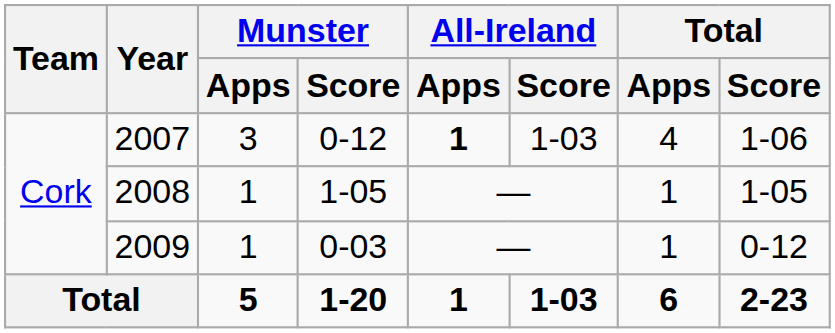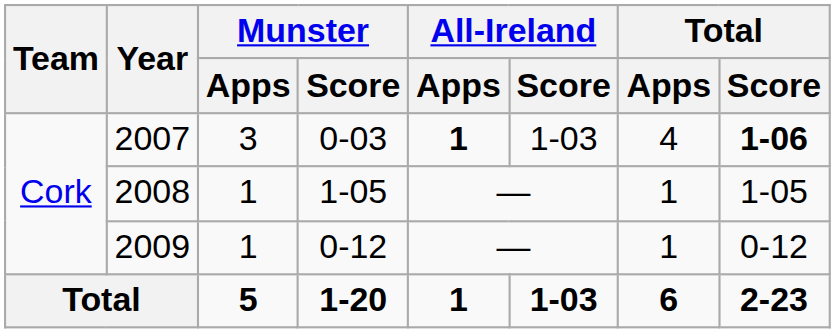(353, 138) 0-12 -> (353, 138) 0-03
(774, 138) normal -> (774, 138) bold
(353, 246) 0-03 -> (353, 246) 0-12
